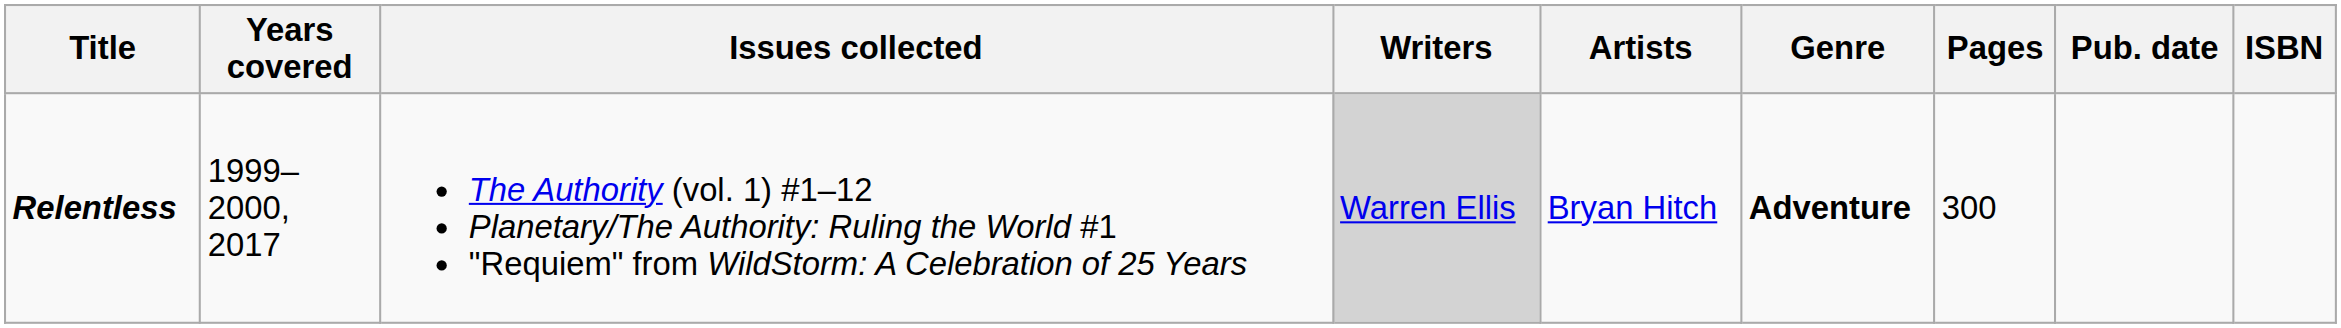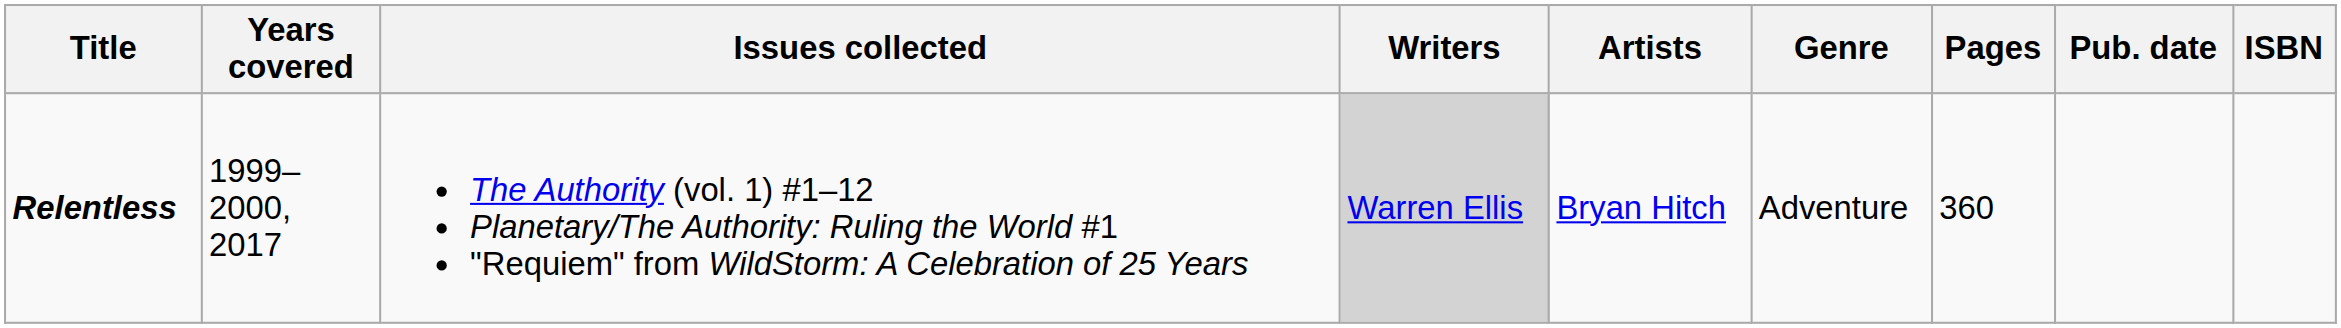(1830, 207) bold -> (1834, 207) normal
(1969, 207) 300 -> (1967, 207) 360
